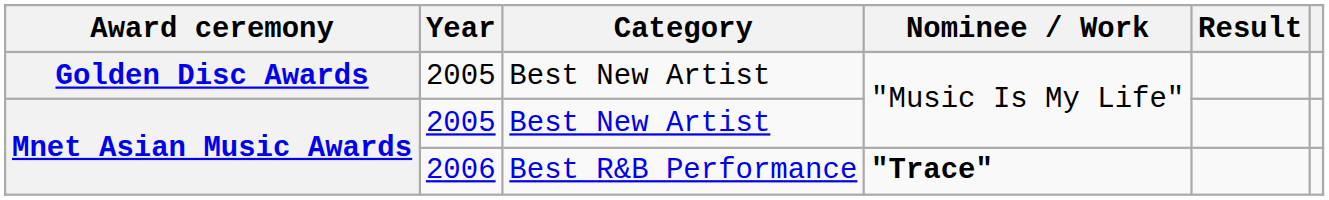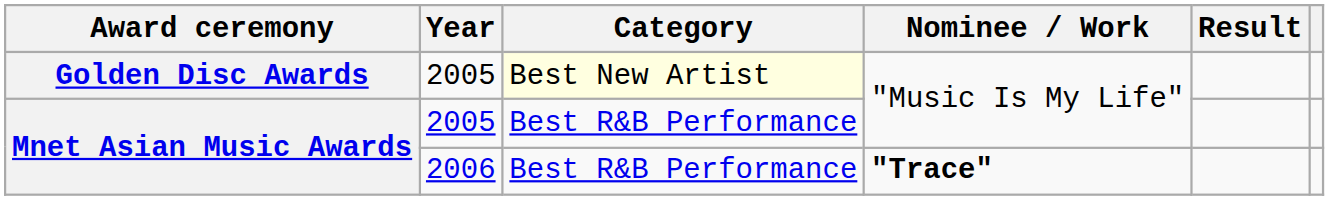(640, 76) no background -> (640, 76) lightyellow background
(640, 123) Best New Artist -> (683, 123) Best R&B Performance
